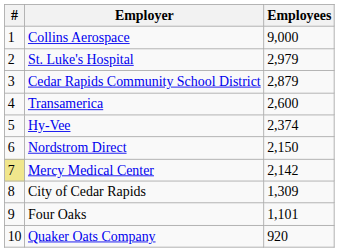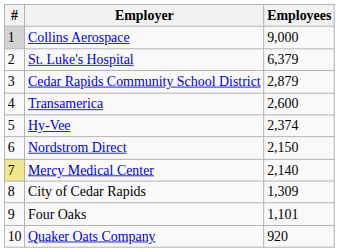(11, 37) no background -> (11, 37) lightgrey background
(283, 59) 2,979 -> (283, 59) 6,379
(283, 170) 2,142 -> (283, 170) 2,140
